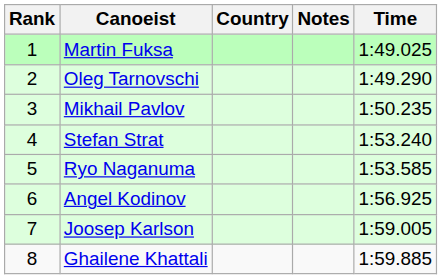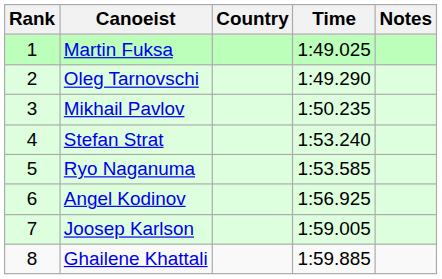columns swapped: (395, 19) <-> (324, 19)
